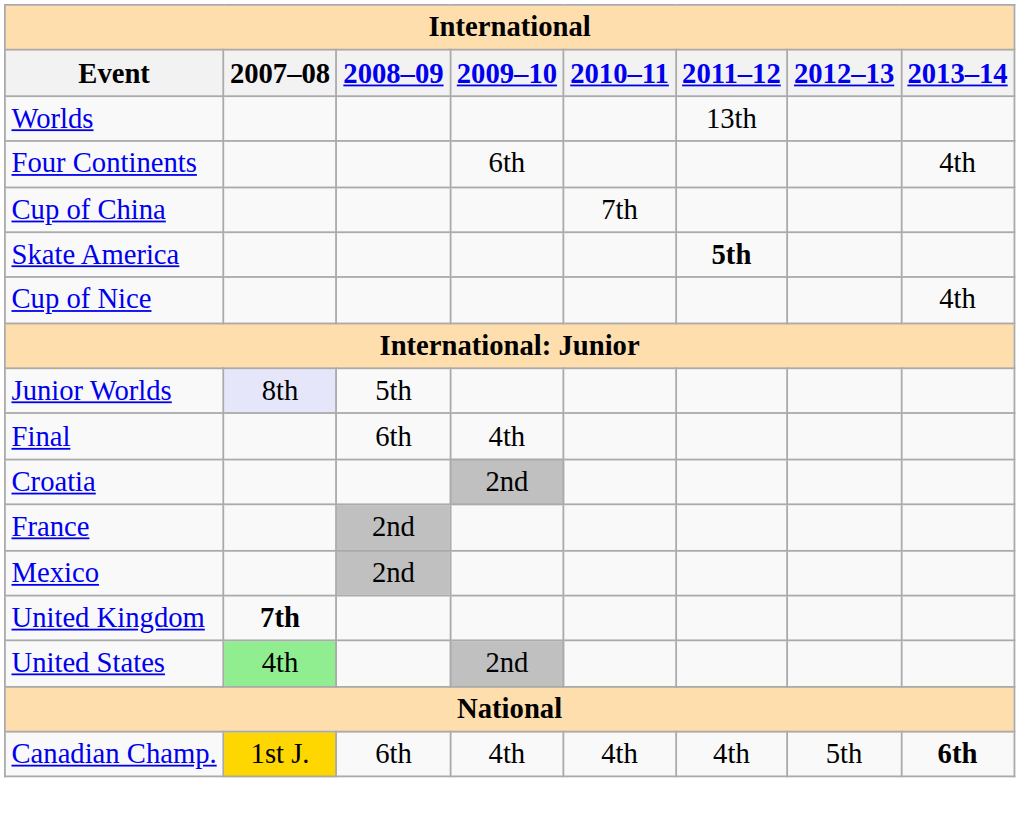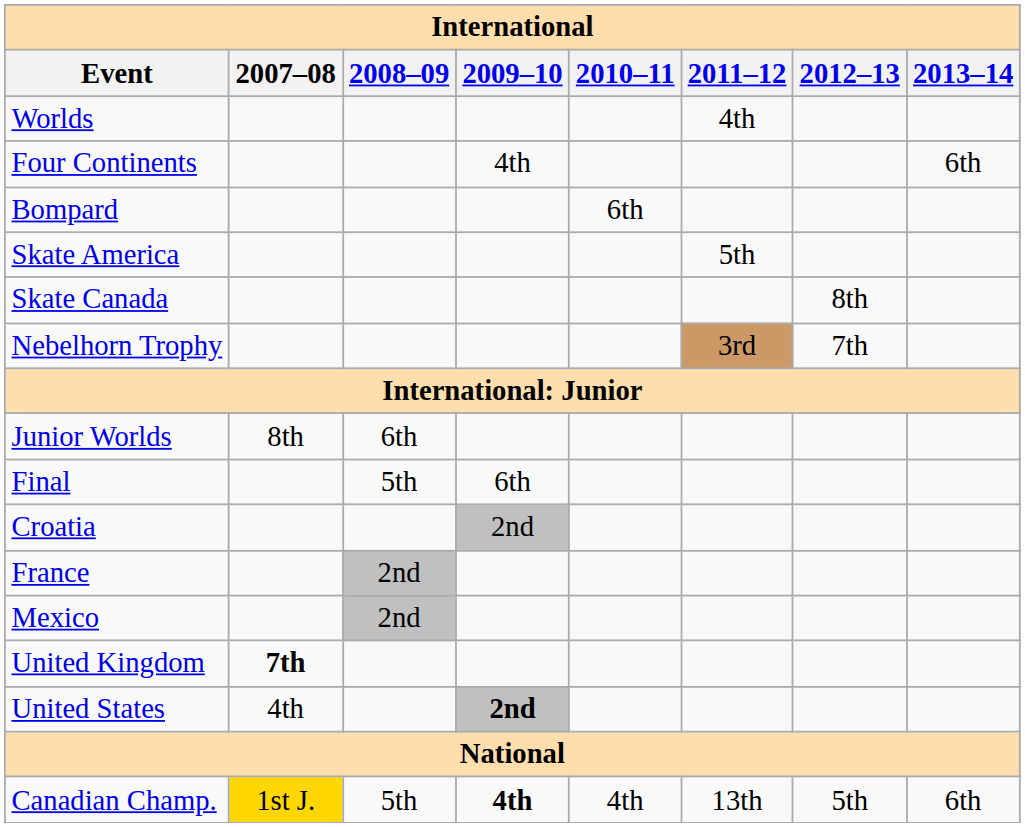(731, 118) 13th -> (737, 118) 4th
(507, 163) 6th -> (513, 163) 4th
(958, 163) 4th -> (963, 163) 6th
+ row: (65, 208)
- row: (89, 208)
(731, 254) bold -> (737, 254) normal
+ row: (90, 299)
- row: (81, 299)
+ row: (117, 345)
(280, 390) lavender background -> (286, 436) no background
(393, 390) 5th -> (399, 436) 6th
(393, 436) 6th -> (399, 481) 5th
(507, 436) 4th -> (513, 481) 6th
(280, 663) lightgreen background -> (286, 708) no background
(507, 663) normal -> (513, 708) bold
(393, 753) 6th -> (399, 799) 5th
(507, 753) normal -> (513, 799) bold
(731, 753) 4th -> (737, 799) 13th
(958, 753) bold -> (963, 799) normal
